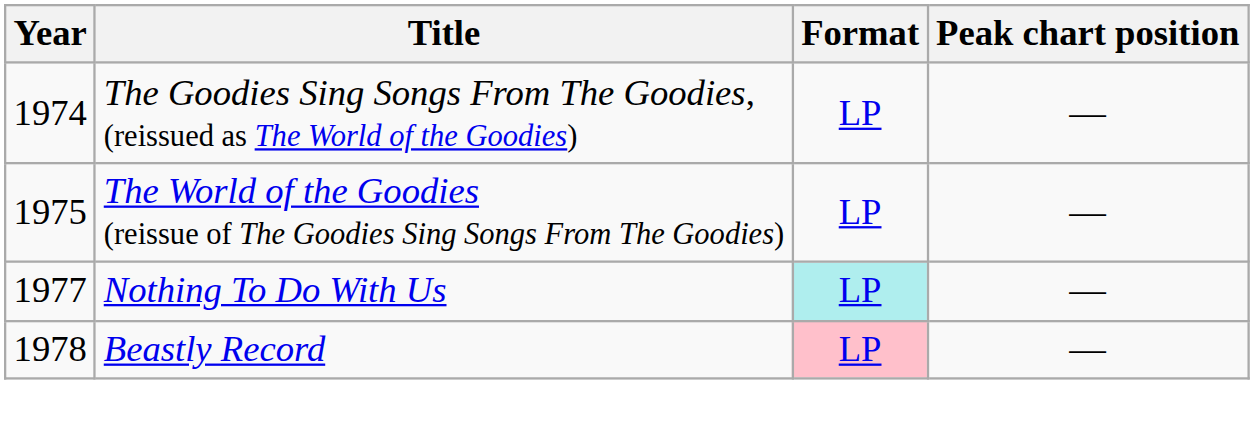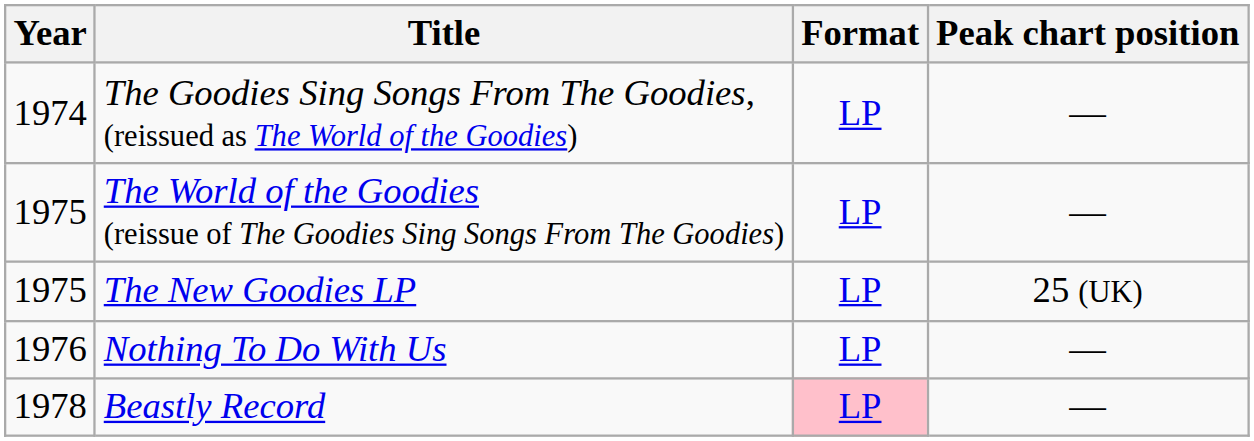+ row: (260, 290)
(50, 290) 1977 -> (50, 348) 1976
(860, 290) paleturquoise background -> (860, 348) no background
